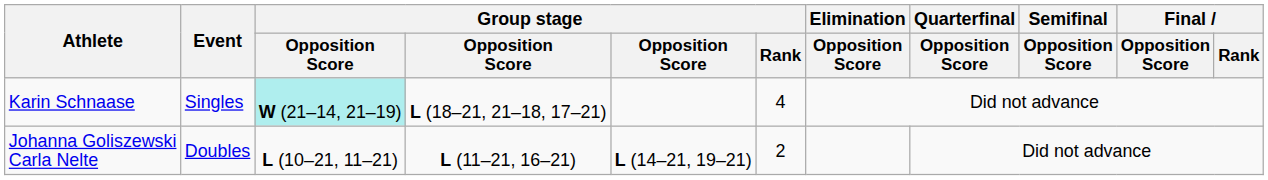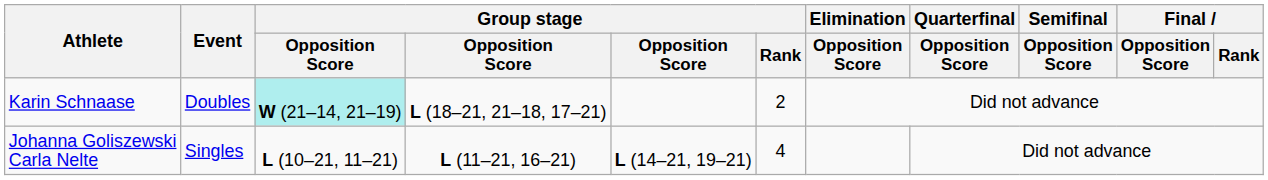(214, 102) Singles -> (218, 102) Doubles
(781, 102) 4 -> (781, 102) 2
(218, 151) Doubles -> (214, 151) Singles
(781, 151) 2 -> (781, 151) 4
